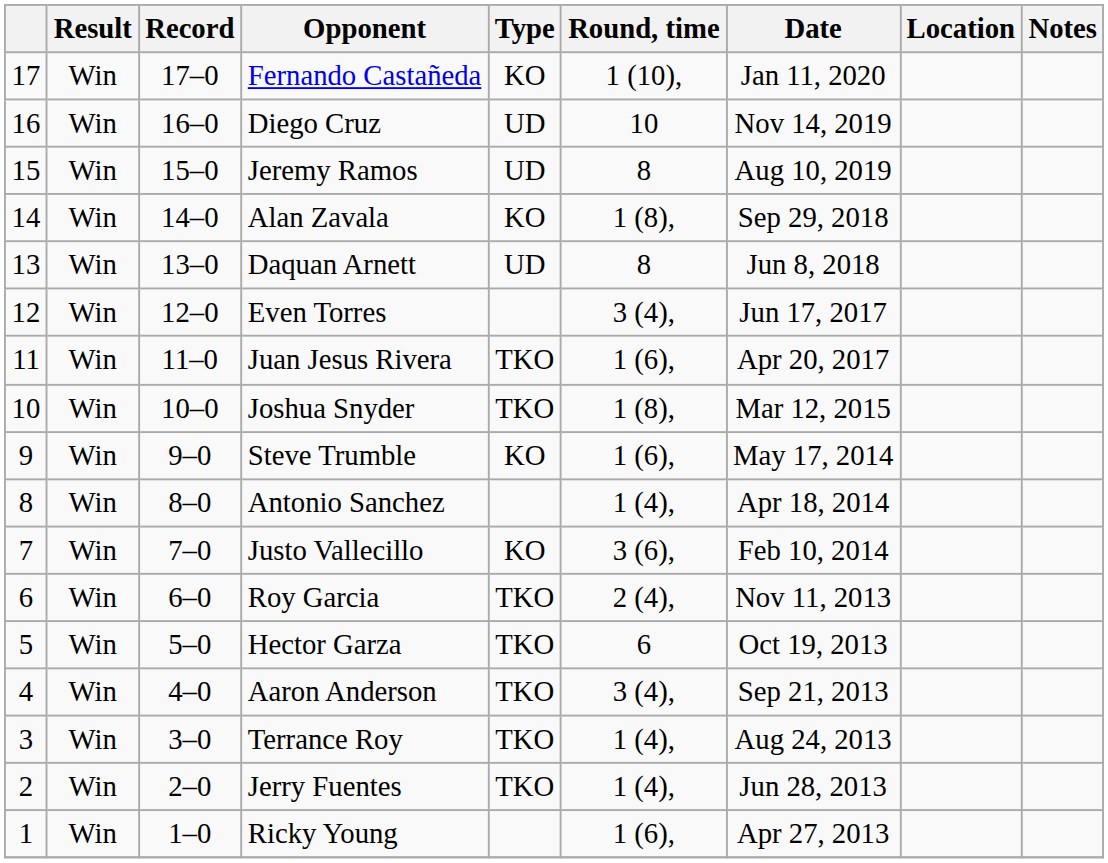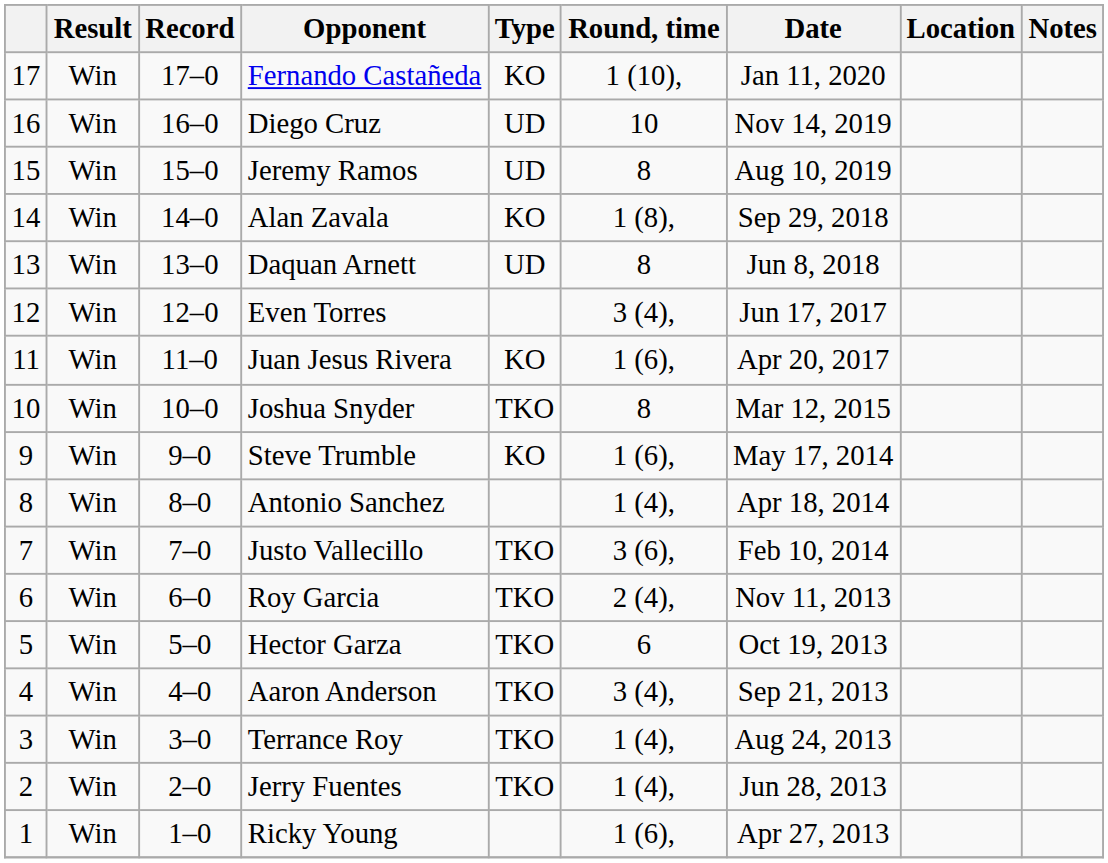(525, 359) TKO -> (525, 359) KO
(644, 407) 1 (8), -> (644, 407) 8
(525, 549) KO -> (525, 549) TKO
